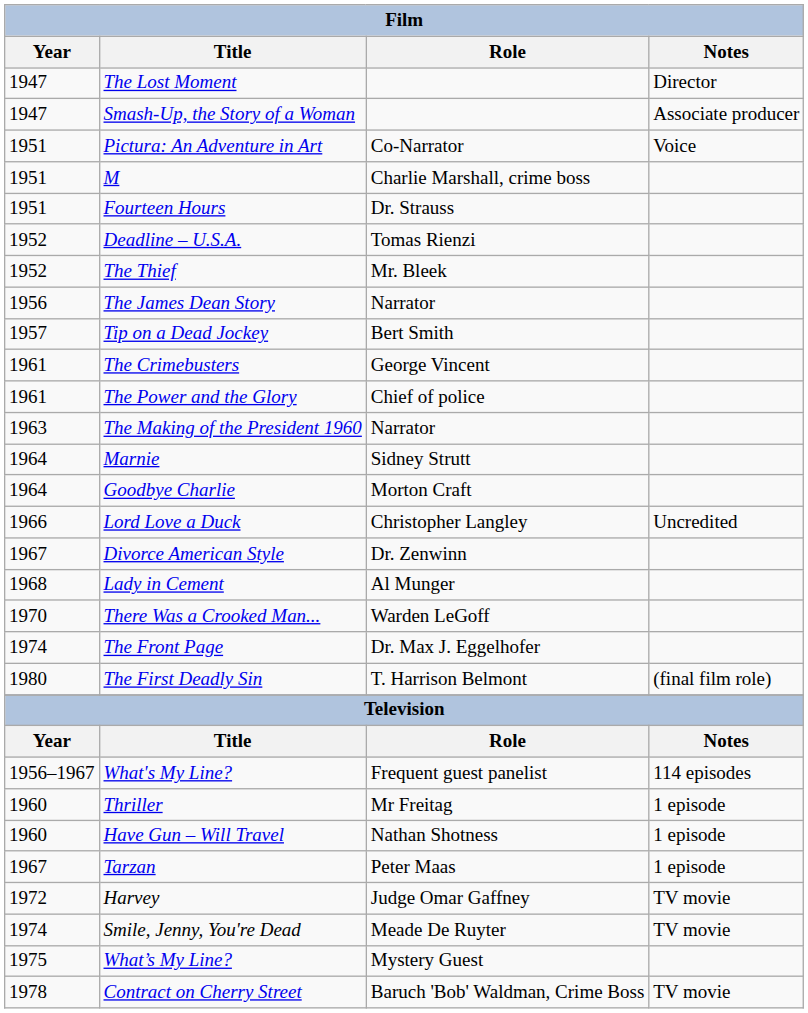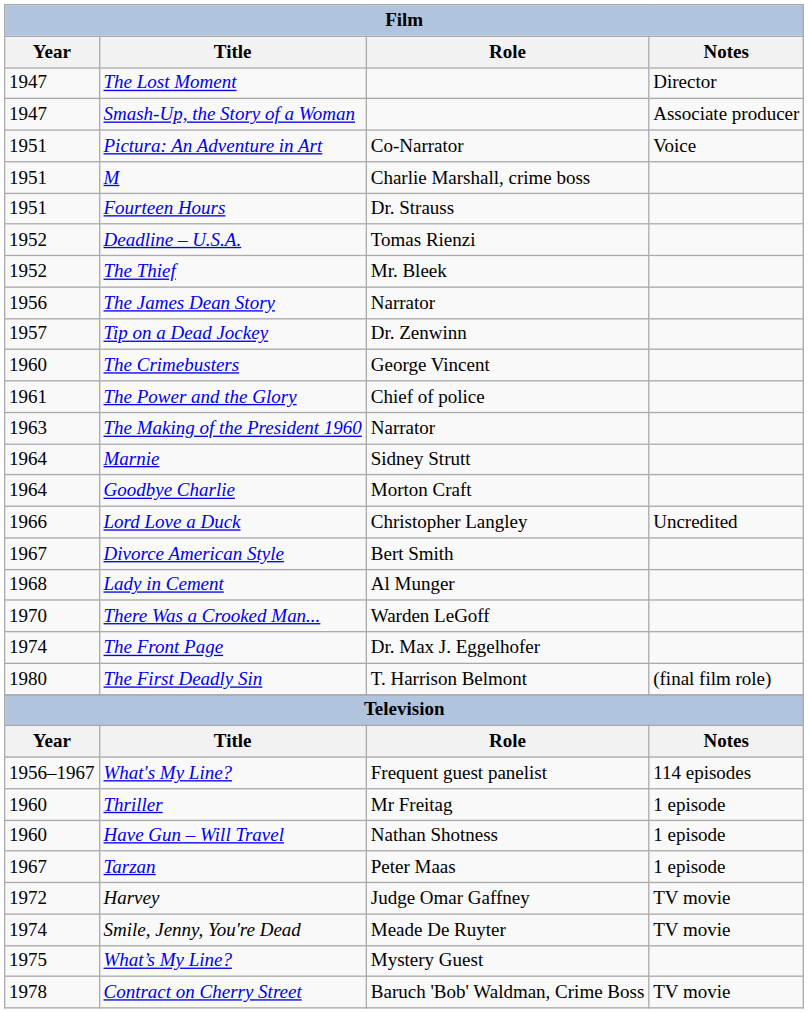(412, 334) Bert Smith -> (419, 334) Dr. Zenwinn
(28, 365) 1961 -> (28, 365) 1960
(419, 553) Dr. Zenwinn -> (412, 553) Bert Smith
